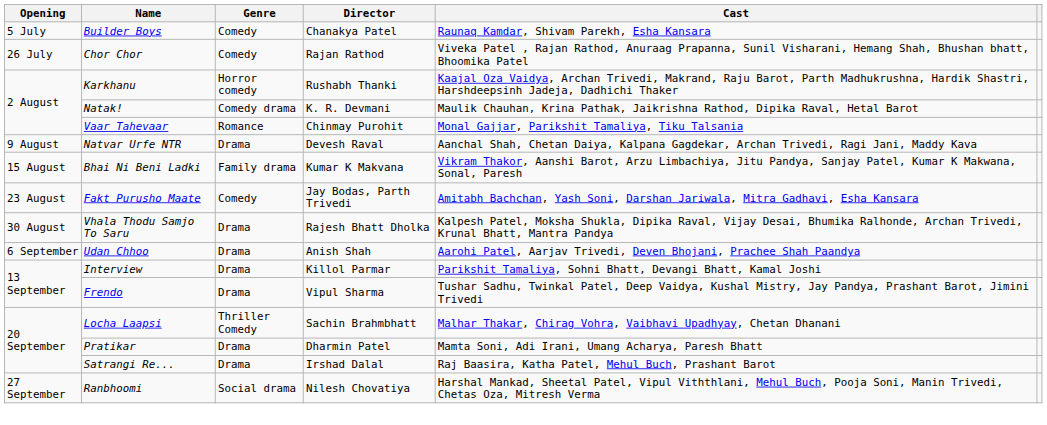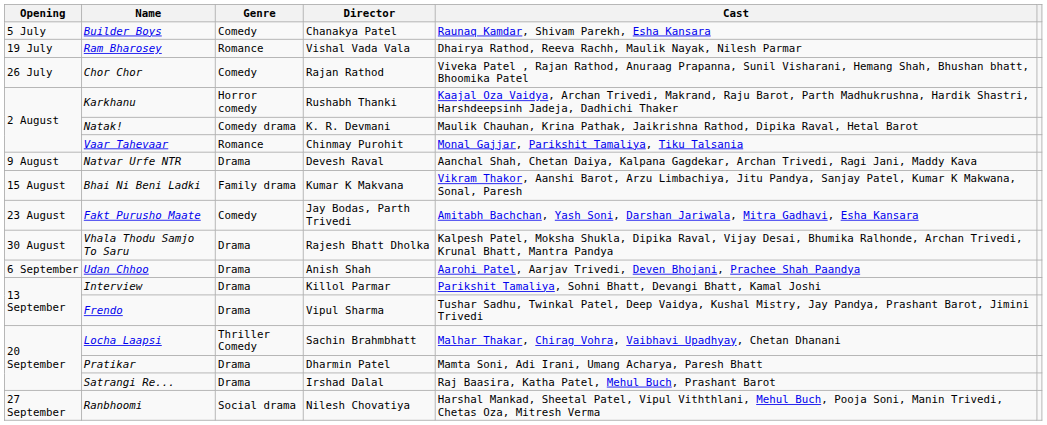+ row: (123, 48)
